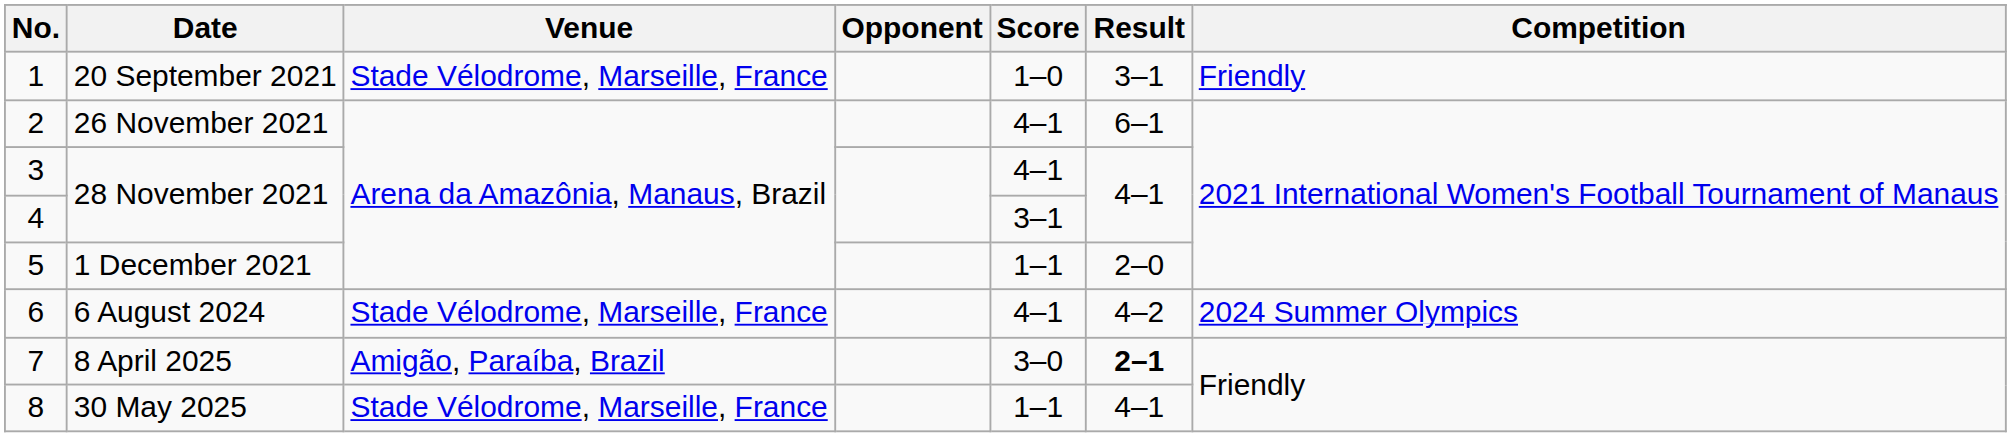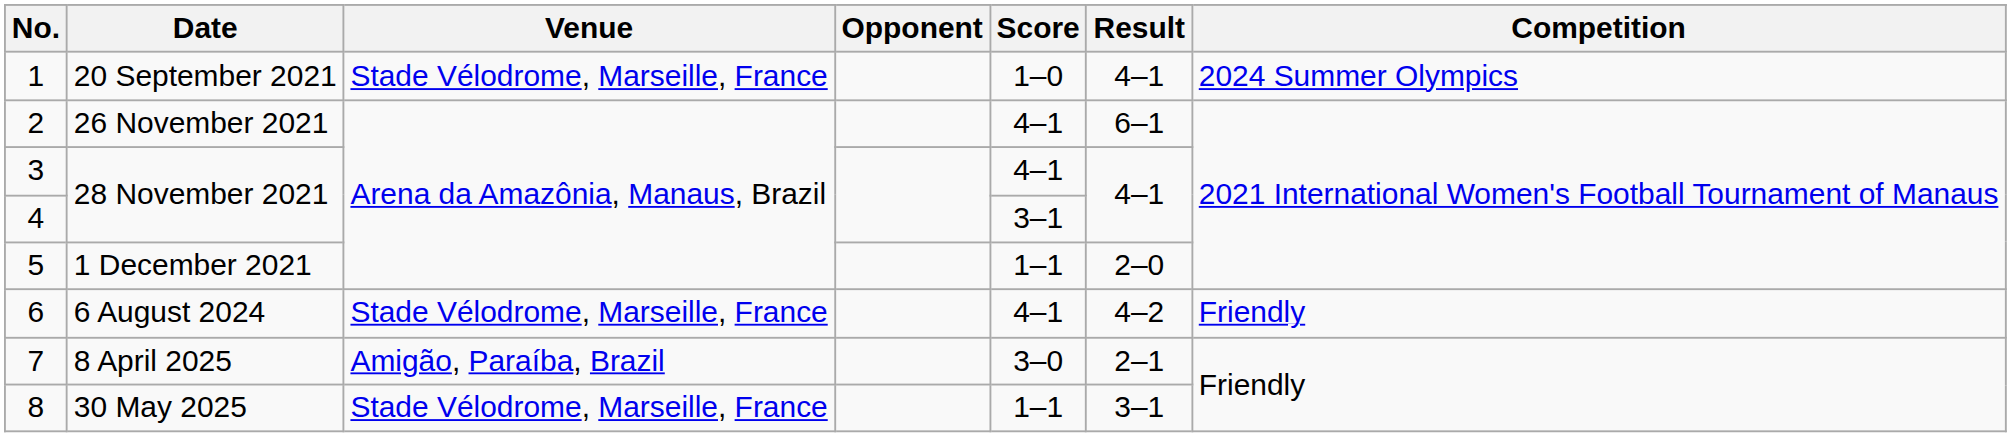(1139, 75) 3–1 -> (1139, 75) 4–1
(1252, 75) Friendly -> (1358, 75) 2024 Summer Olympics
(1358, 312) 2024 Summer Olympics -> (1252, 312) Friendly
(1139, 360) bold -> (1139, 360) normal
(1139, 407) 4–1 -> (1139, 407) 3–1
